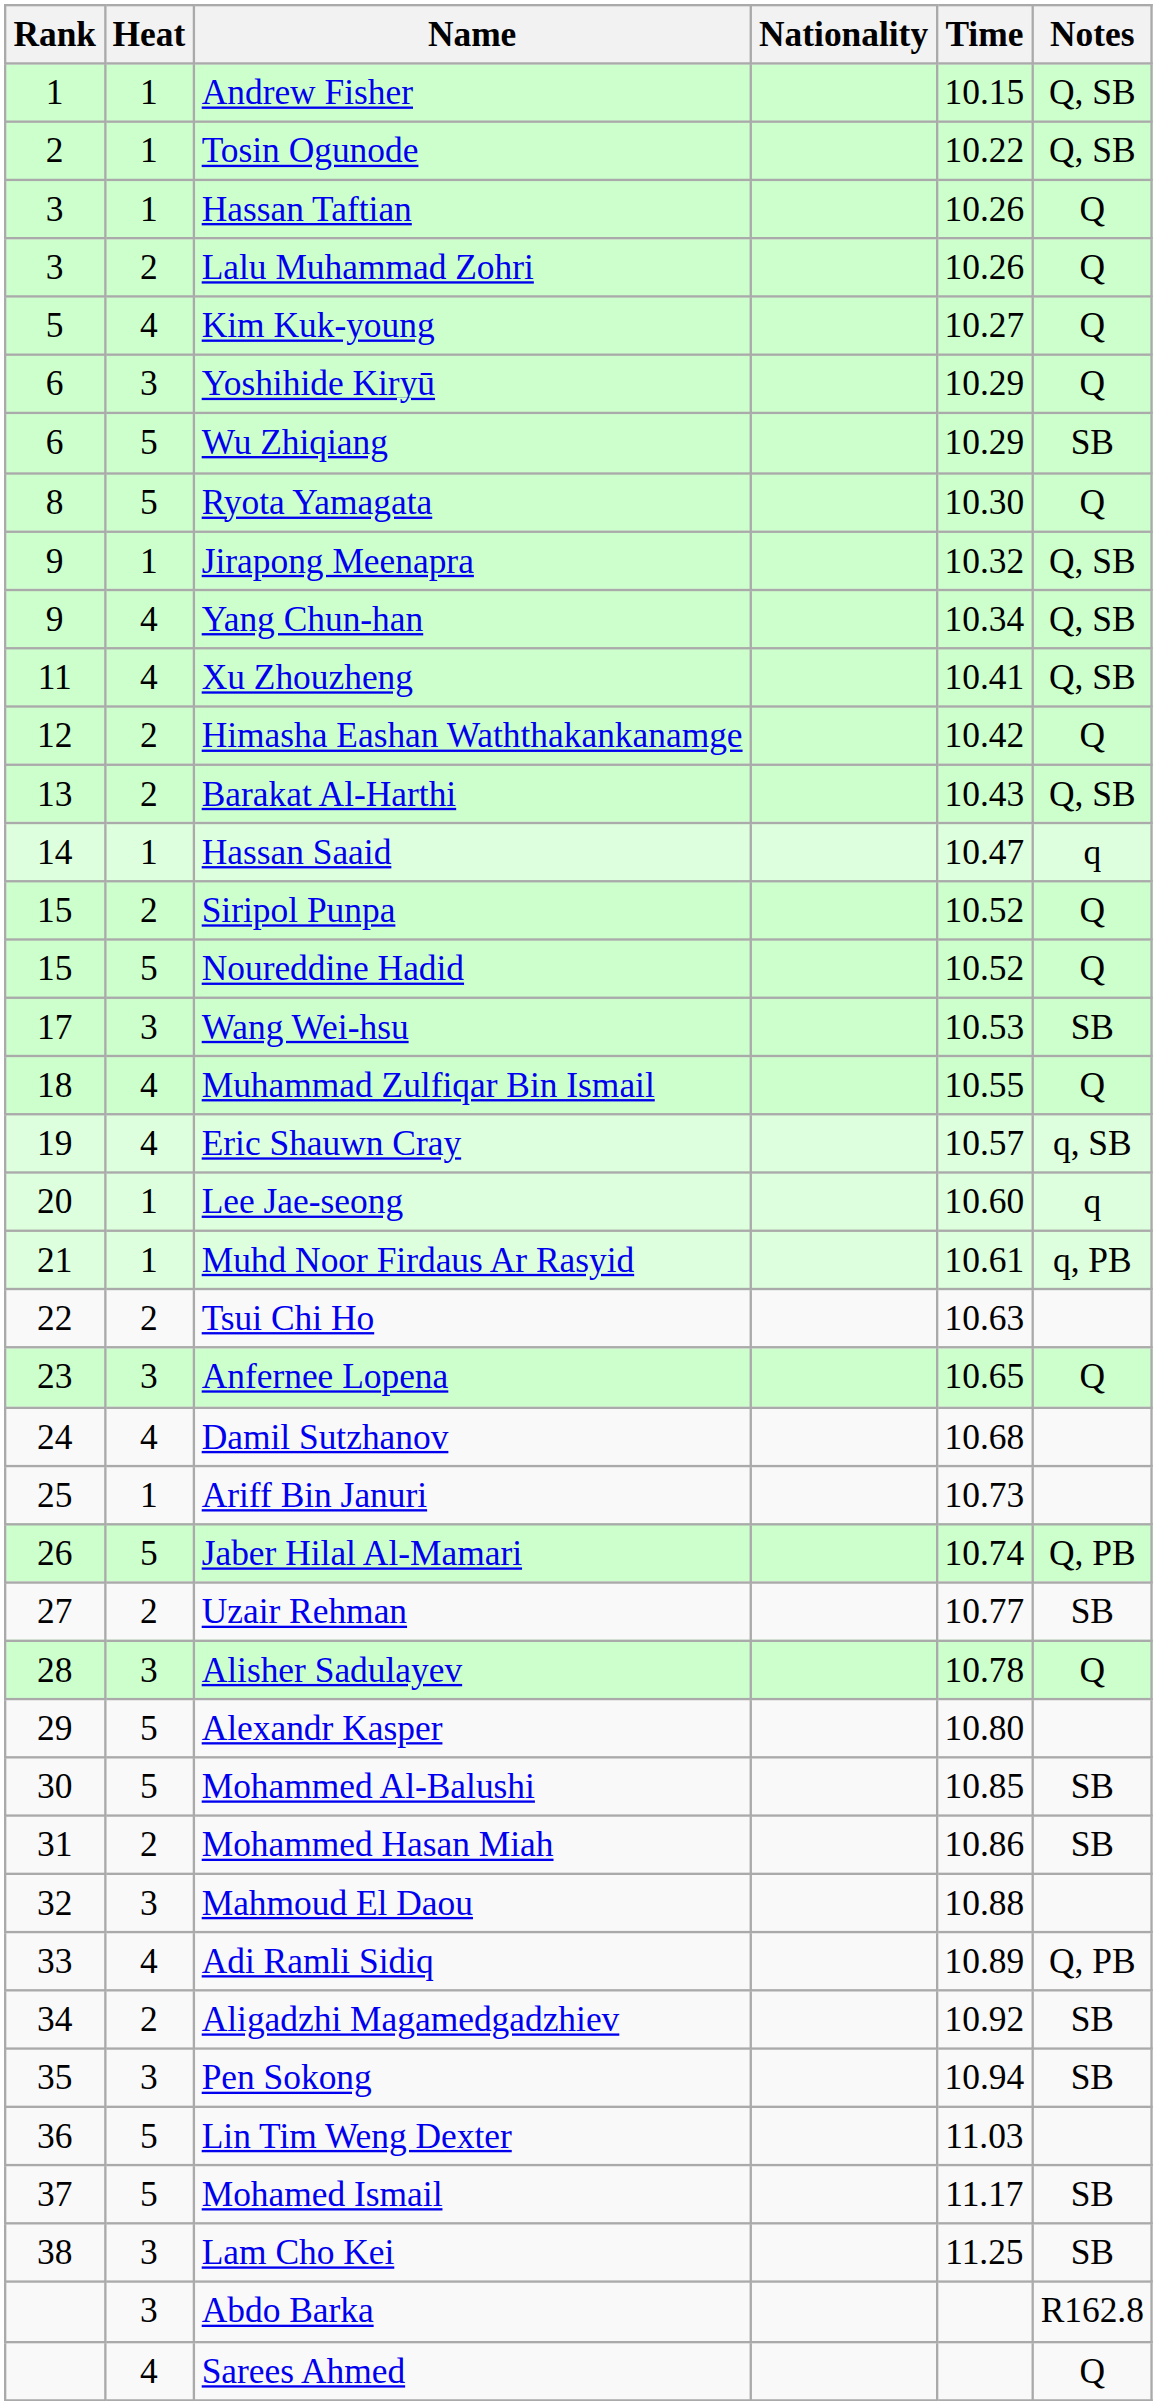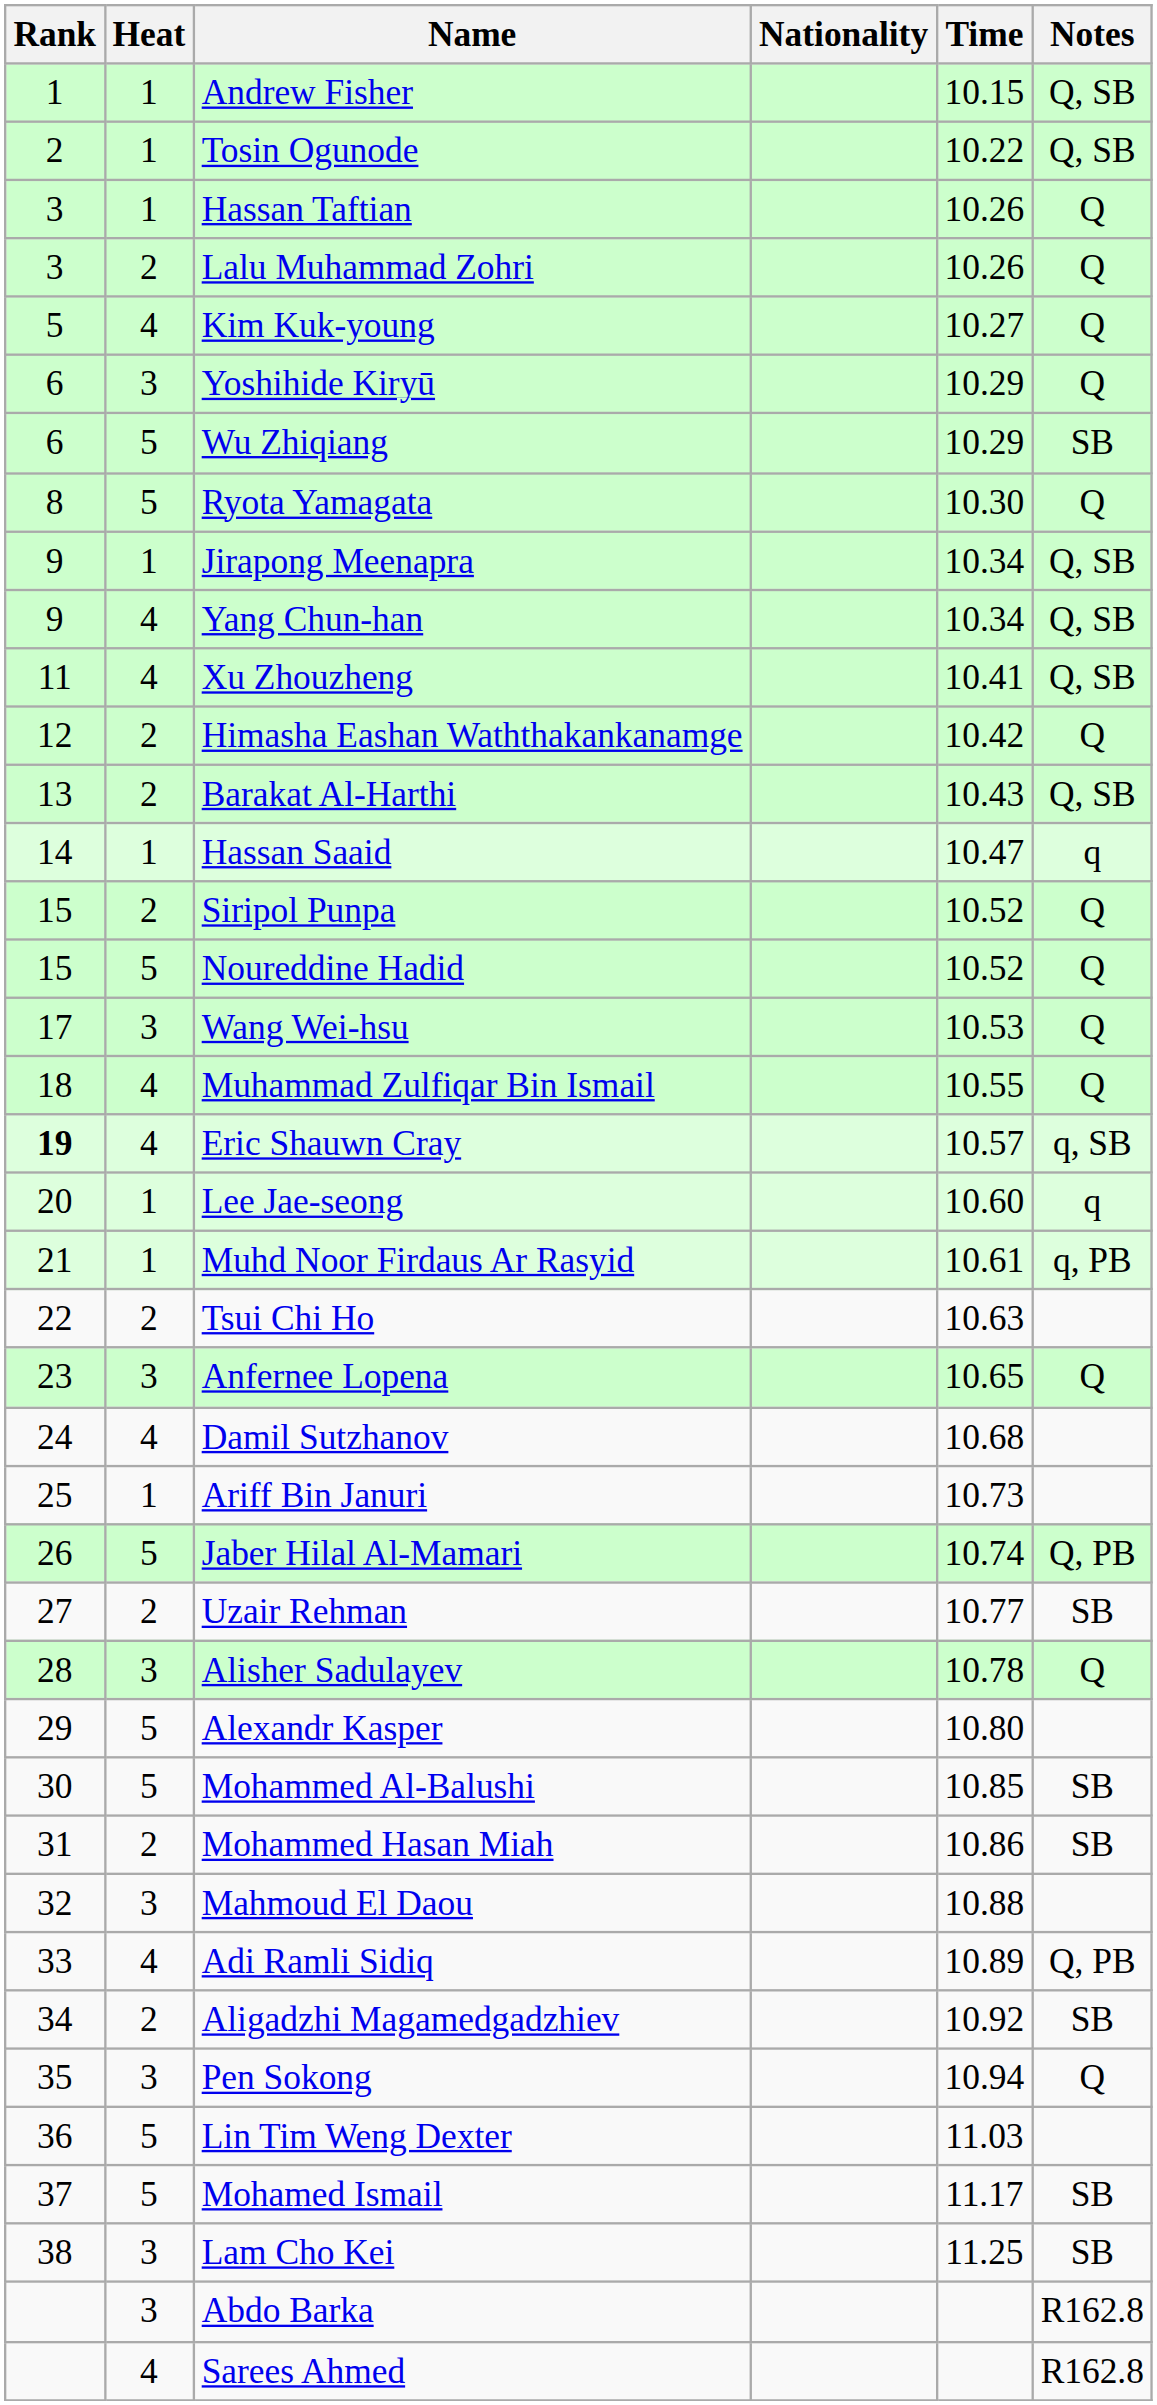(984, 559) 10.32 -> (984, 559) 10.34
(1092, 1026) SB -> (1092, 1026) Q
(55, 1143) normal -> (55, 1143) bold
(1092, 2077) SB -> (1092, 2077) Q
(1092, 2369) Q -> (1092, 2369) R162.8
